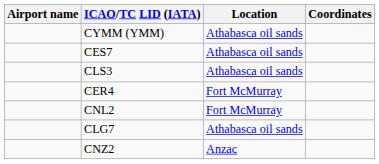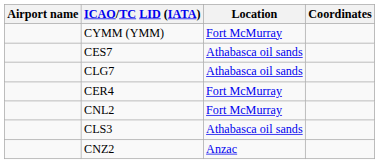(254, 33) Athabasca oil sands -> (244, 33) Fort McMurray
rows swapped: (99, 129) <-> (98, 71)
